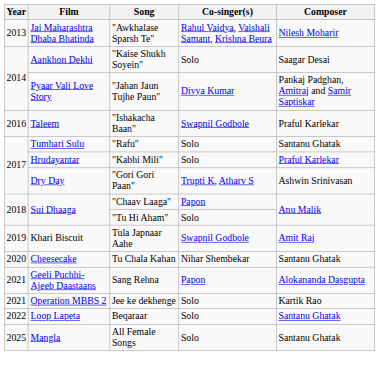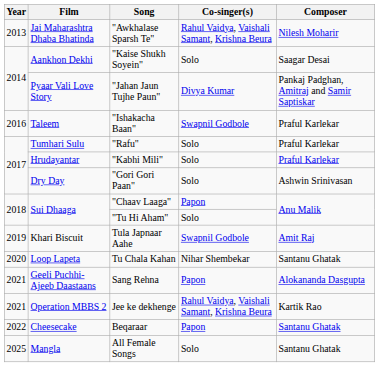(310, 144) Santanu Ghatak -> (309, 144) Praful Karlekar
(217, 180) Trupti K, Atharv S -> (190, 180) Solo
(54, 259) Cheesecake -> (55, 259) Loop Lapeta
(190, 301) Solo -> (226, 306) Rahul Vaidya, Vaishali Samant, Krishna Beura
(55, 316) Loop Lapeta -> (54, 327) Cheesecake
(190, 316) Solo -> (193, 327) Papon
